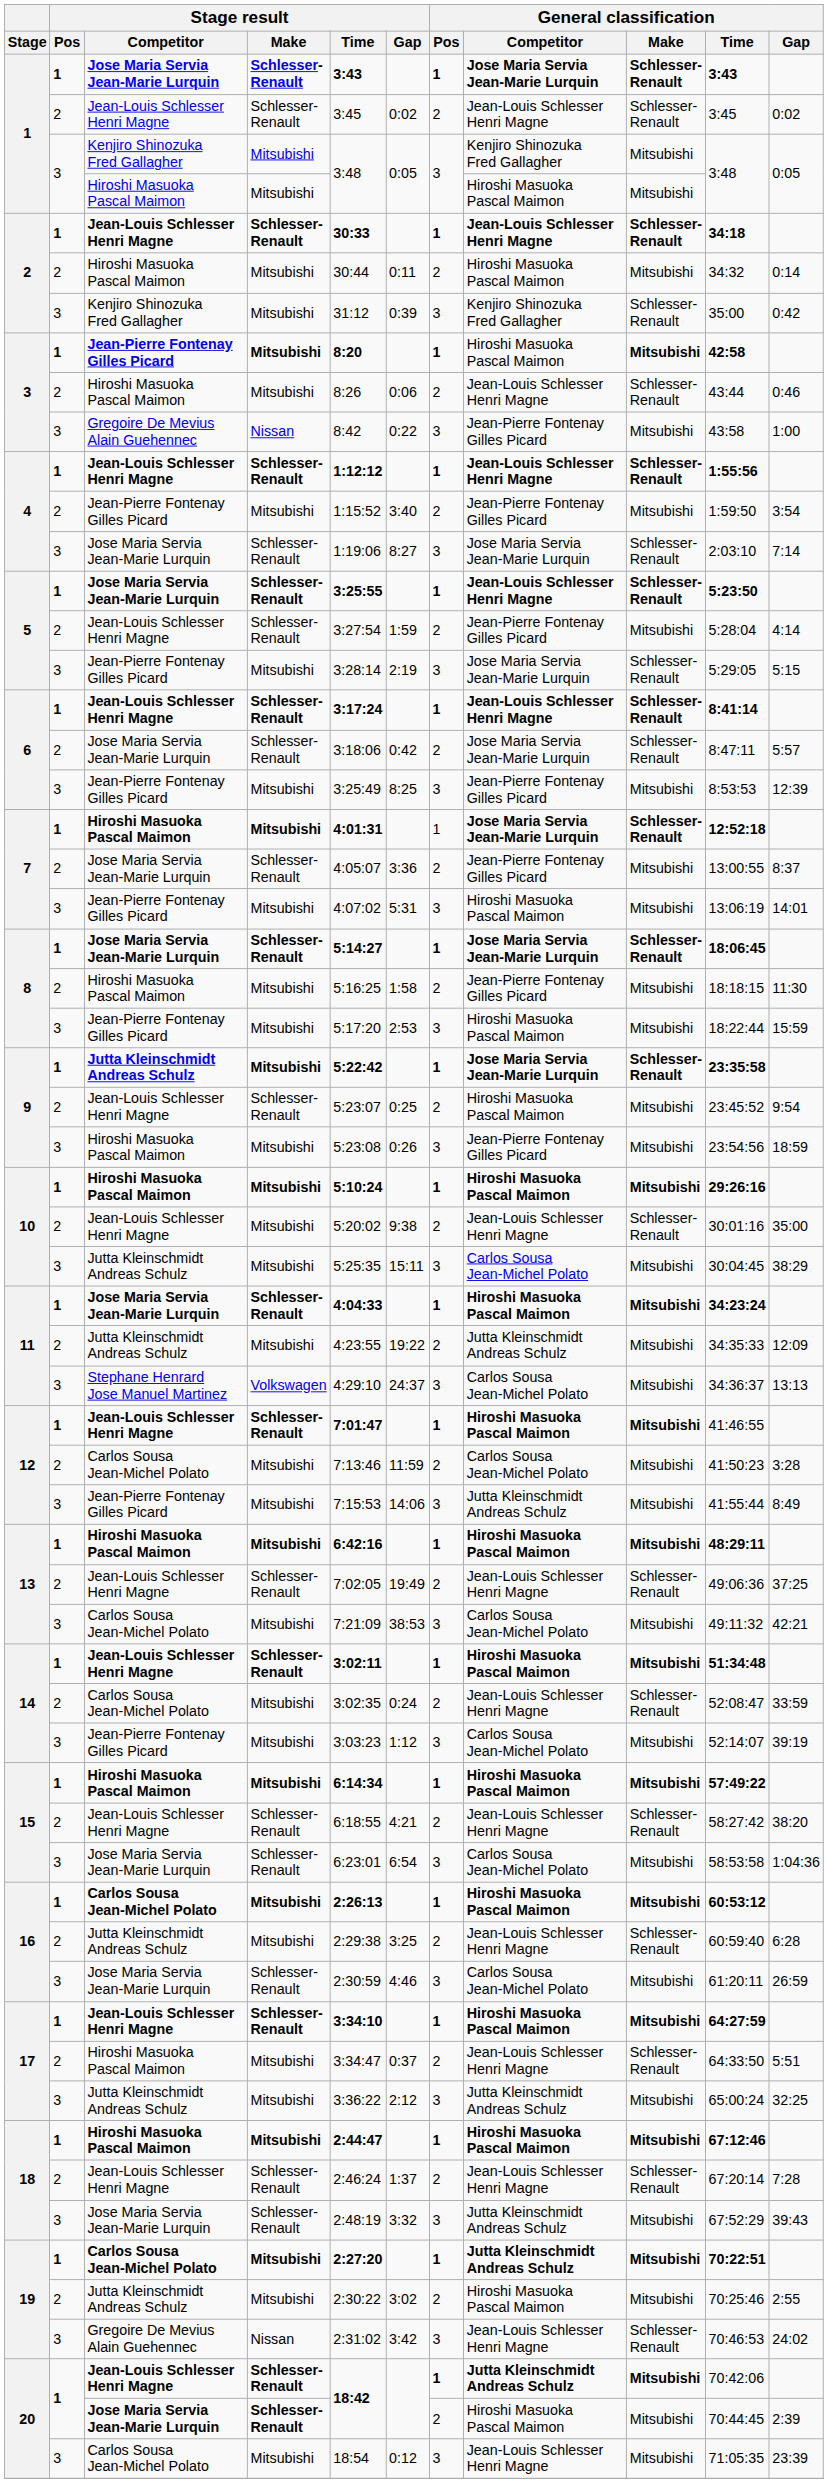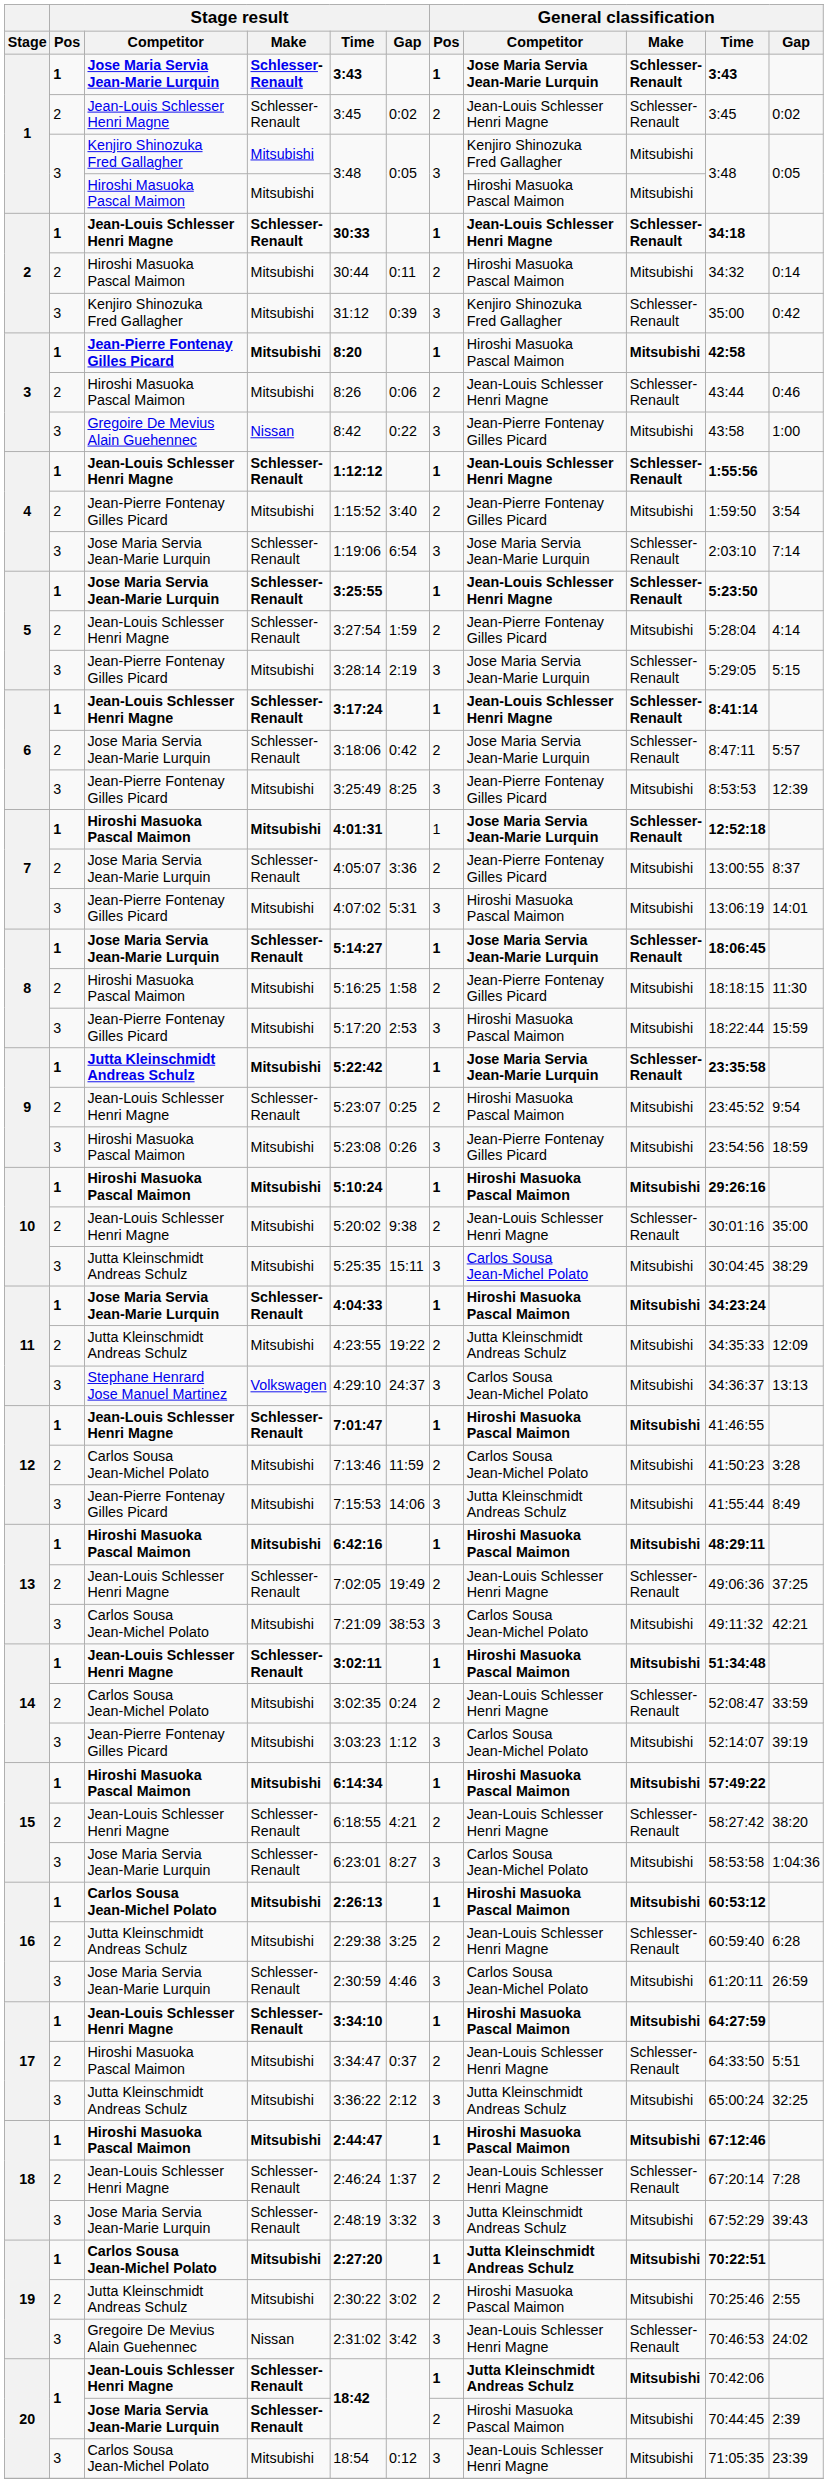(403, 550) 8:27 -> (403, 550) 6:54
(403, 1861) 6:54 -> (403, 1861) 8:27
